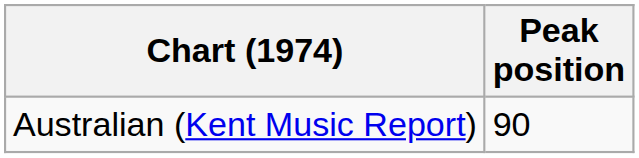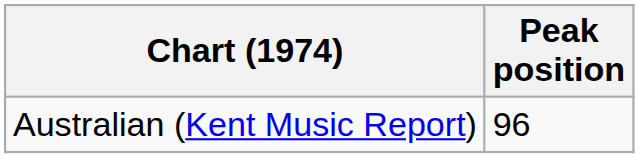(512, 123) 90 -> (512, 123) 96
